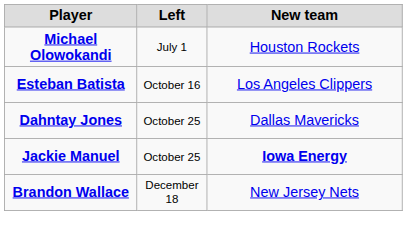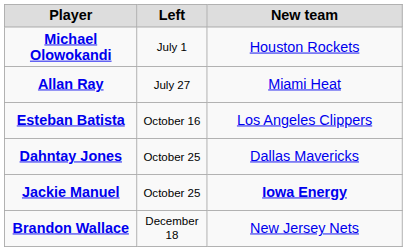+ row: (71, 84)
